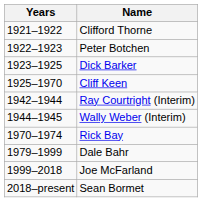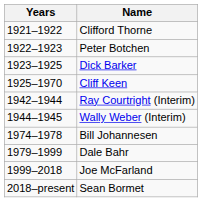- row: (101, 135)
+ row: (118, 135)
